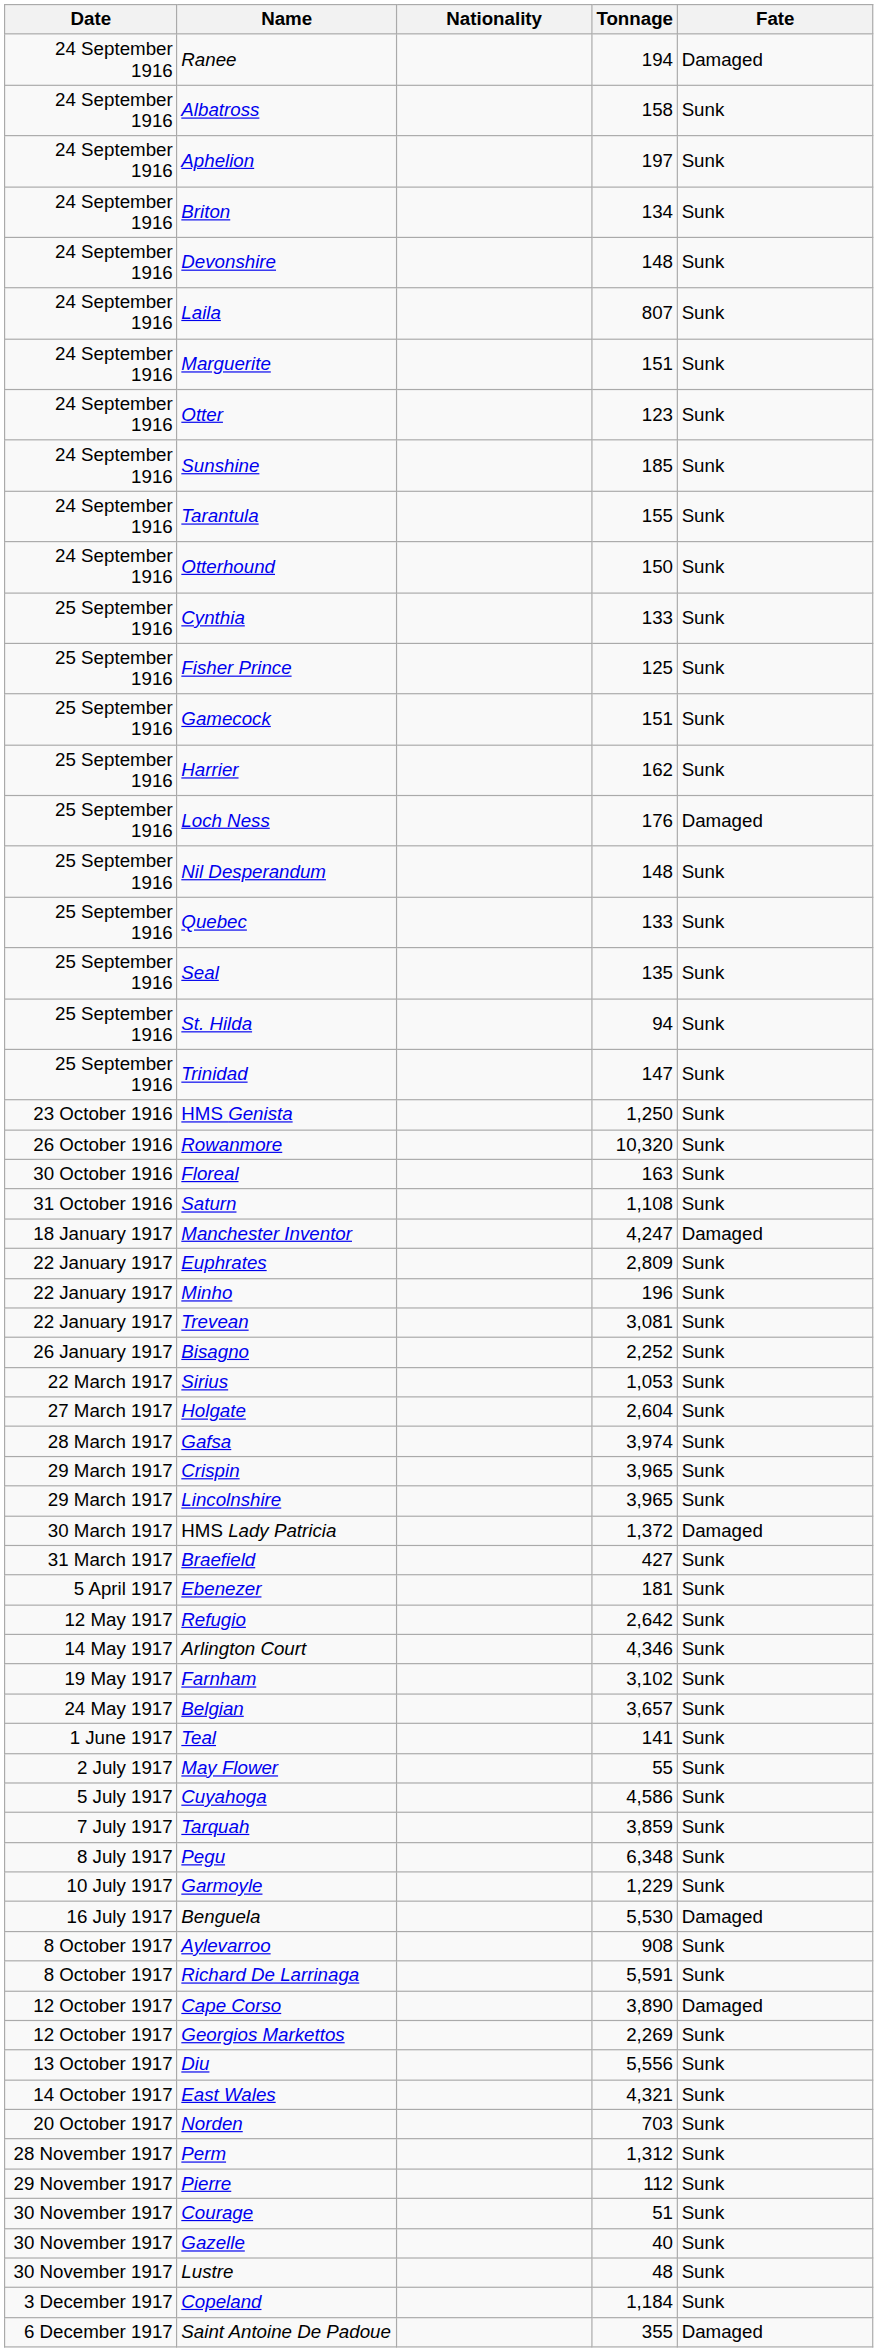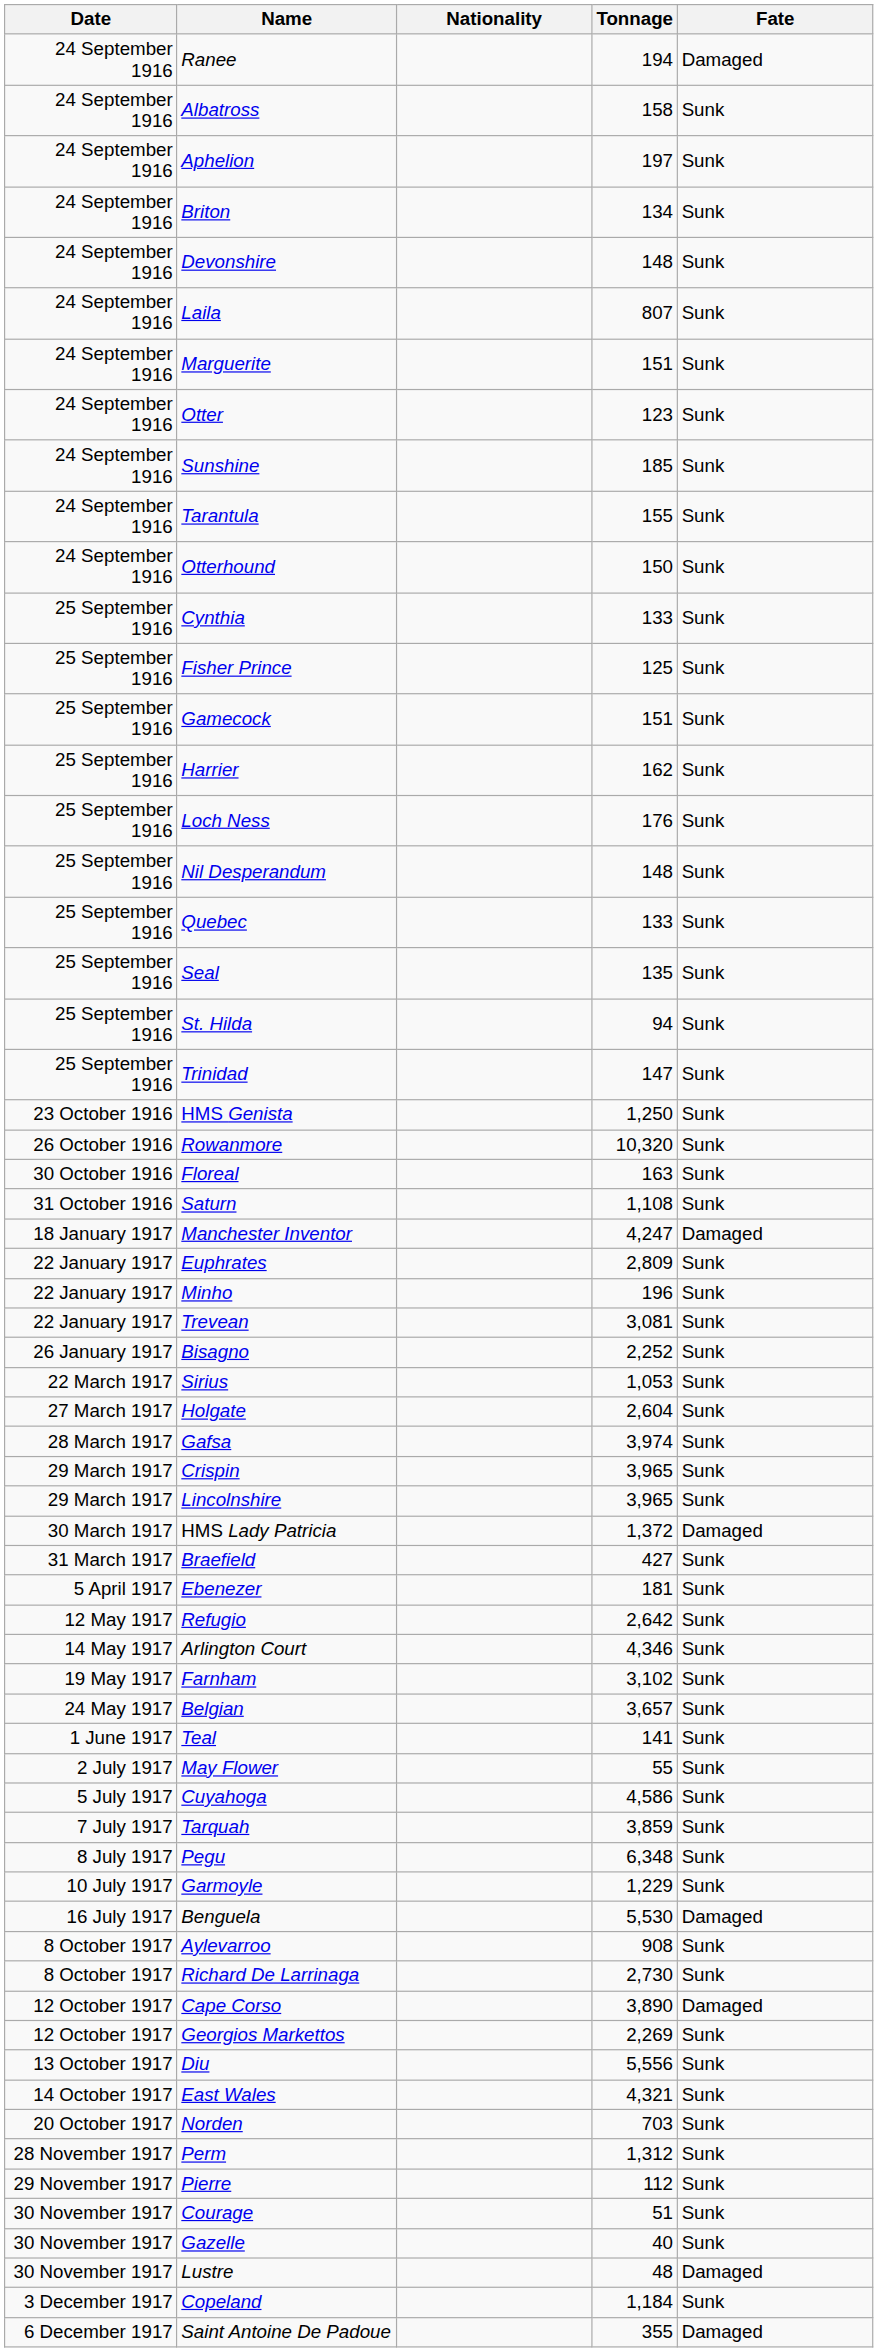(722, 820) Damaged -> (703, 820) Sunk
(650, 1975) 5,591 -> (650, 1975) 2,730
(703, 2272) Sunk -> (722, 2272) Damaged
